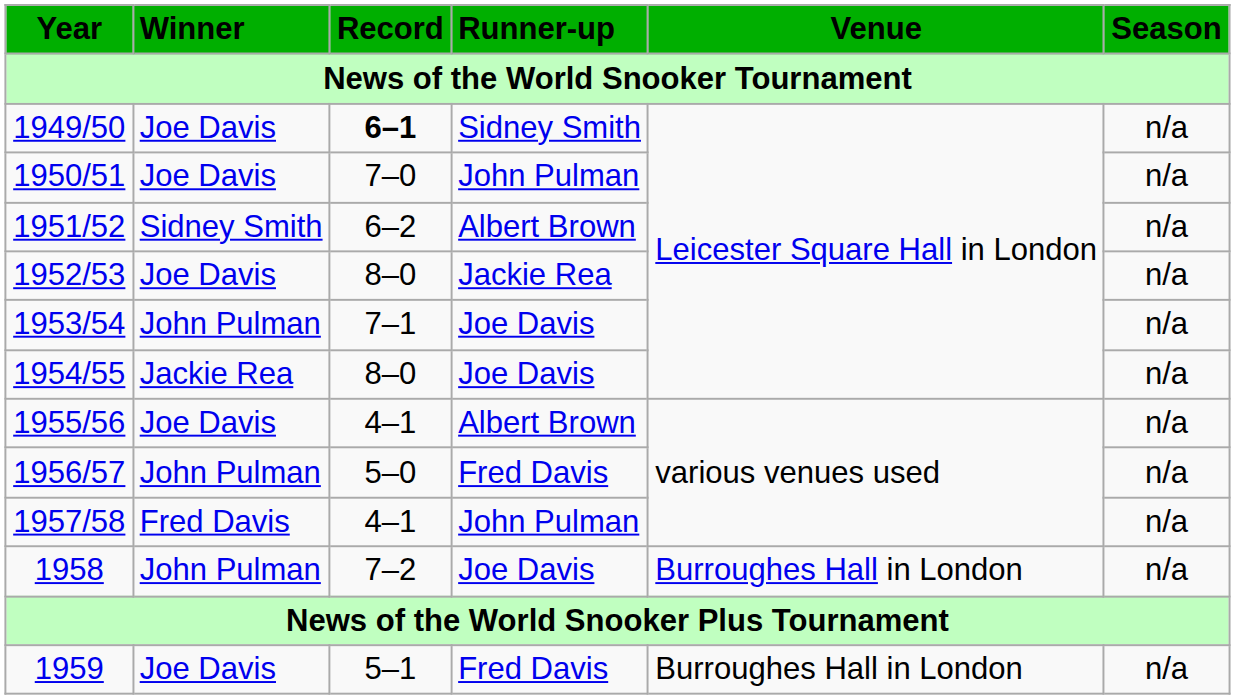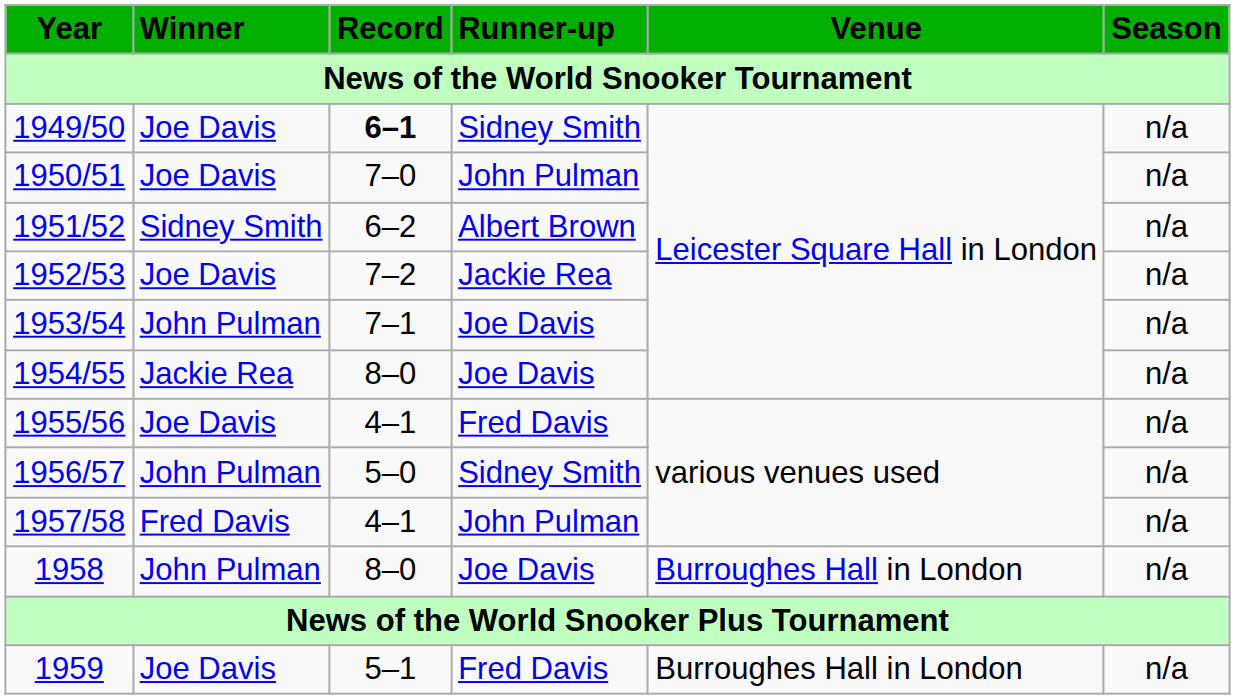(390, 275) 8–0 -> (390, 275) 7–2
(547, 422) Albert Brown -> (533, 422) Fred Davis
(533, 472) Fred Davis -> (550, 472) Sidney Smith
(390, 570) 7–2 -> (390, 570) 8–0
